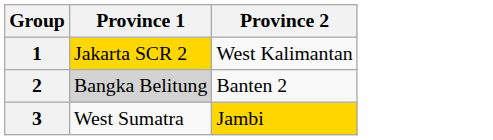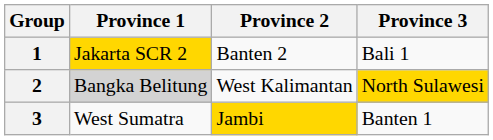+ column: (423, 20)
(285, 53) West Kalimantan -> (252, 53) Banten 2
(252, 86) Banten 2 -> (285, 86) West Kalimantan
